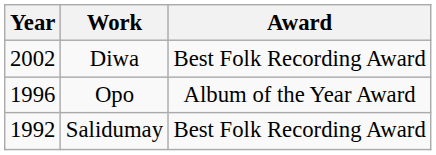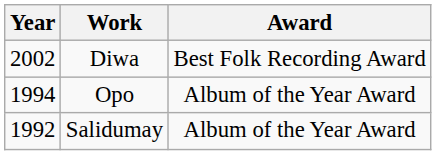(33, 94) 1996 -> (33, 94) 1994
(300, 130) Best Folk Recording Award -> (300, 130) Album of the Year Award
